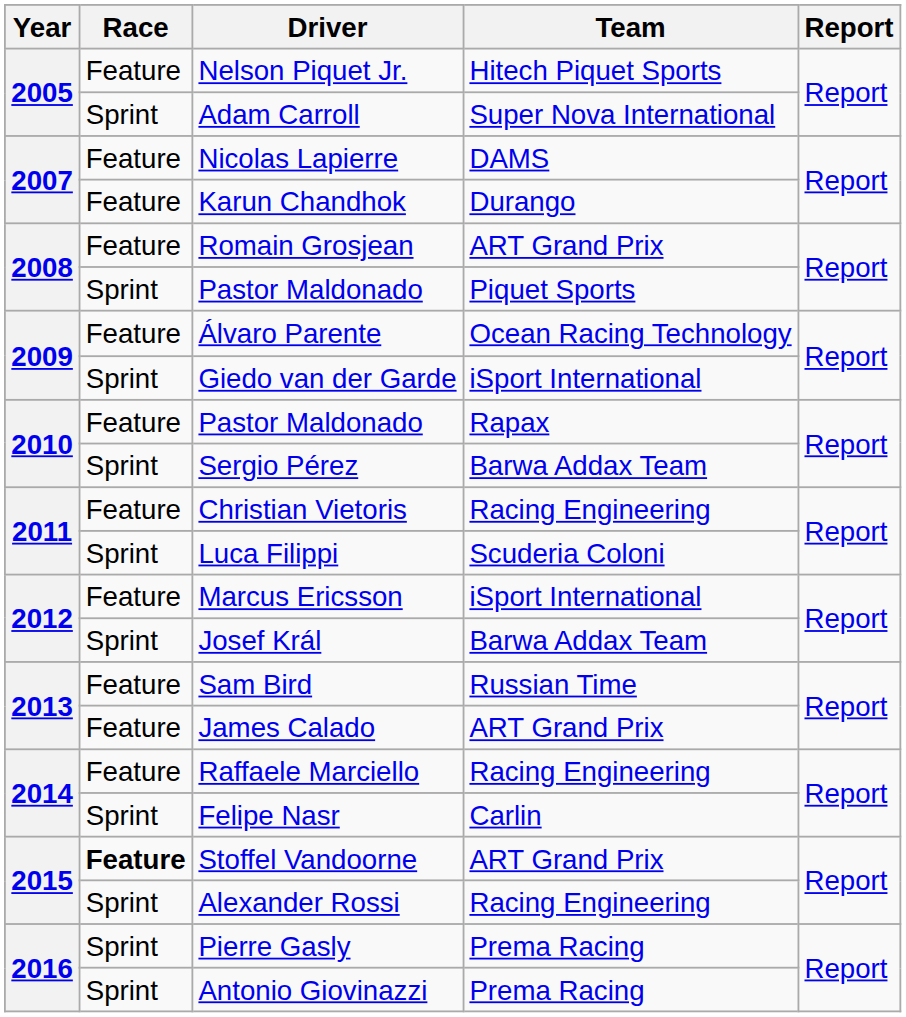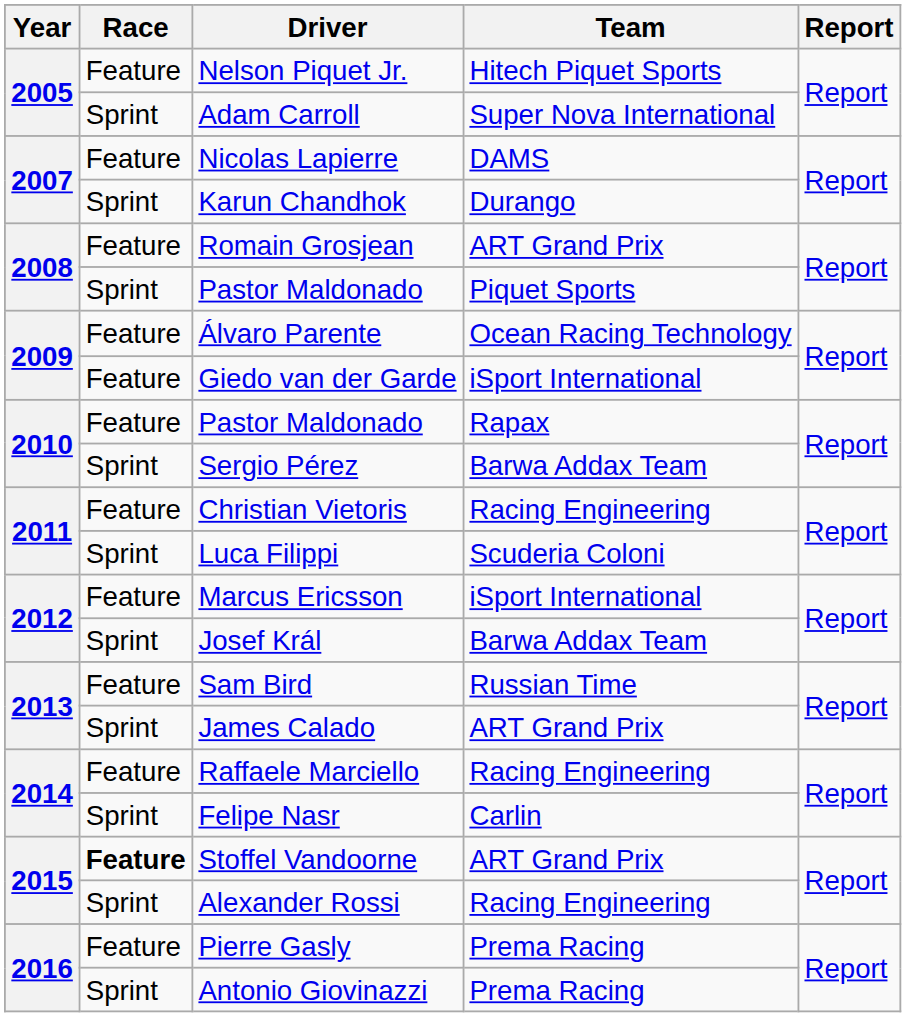(133, 202) Feature -> (122, 202) Sprint
(122, 377) Sprint -> (133, 377) Feature
(133, 728) Feature -> (122, 728) Sprint
(122, 947) Sprint -> (133, 947) Feature
